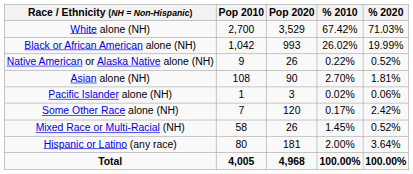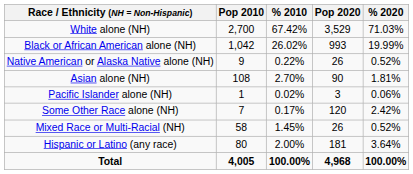columns swapped: (292, 12) <-> (340, 12)
